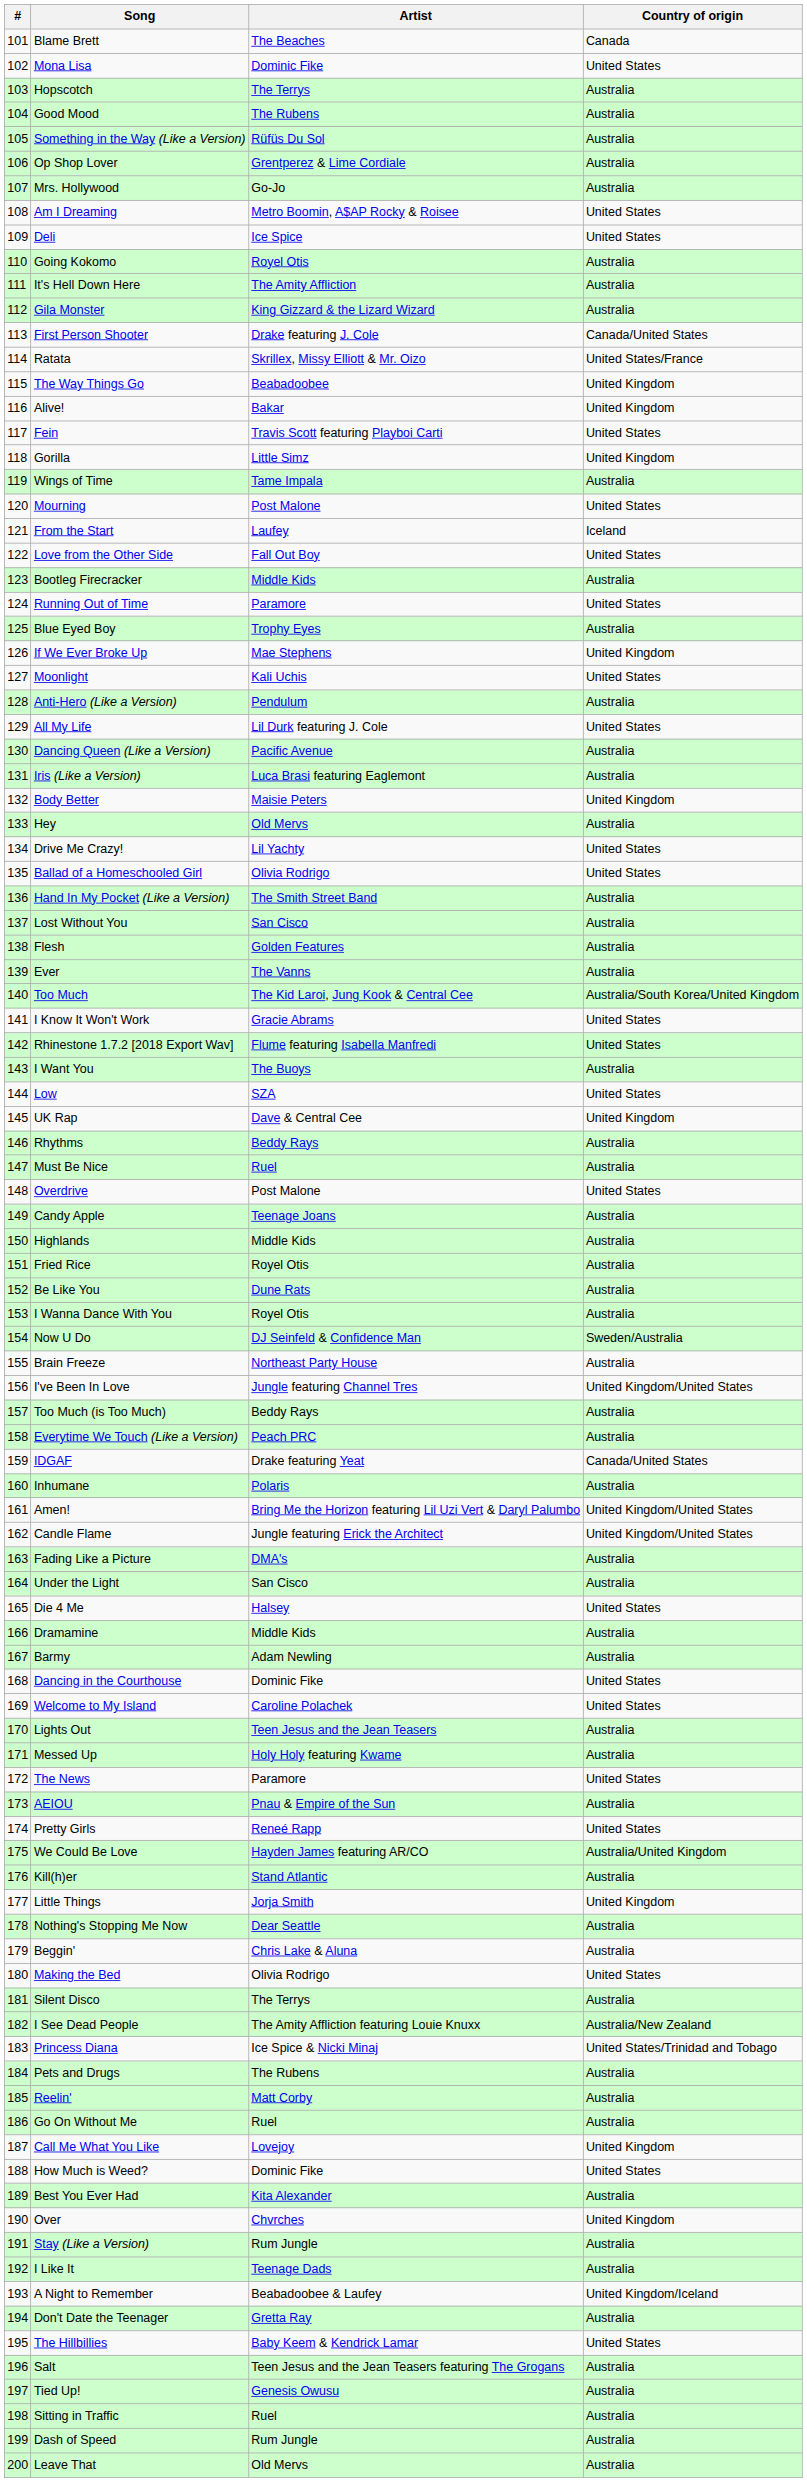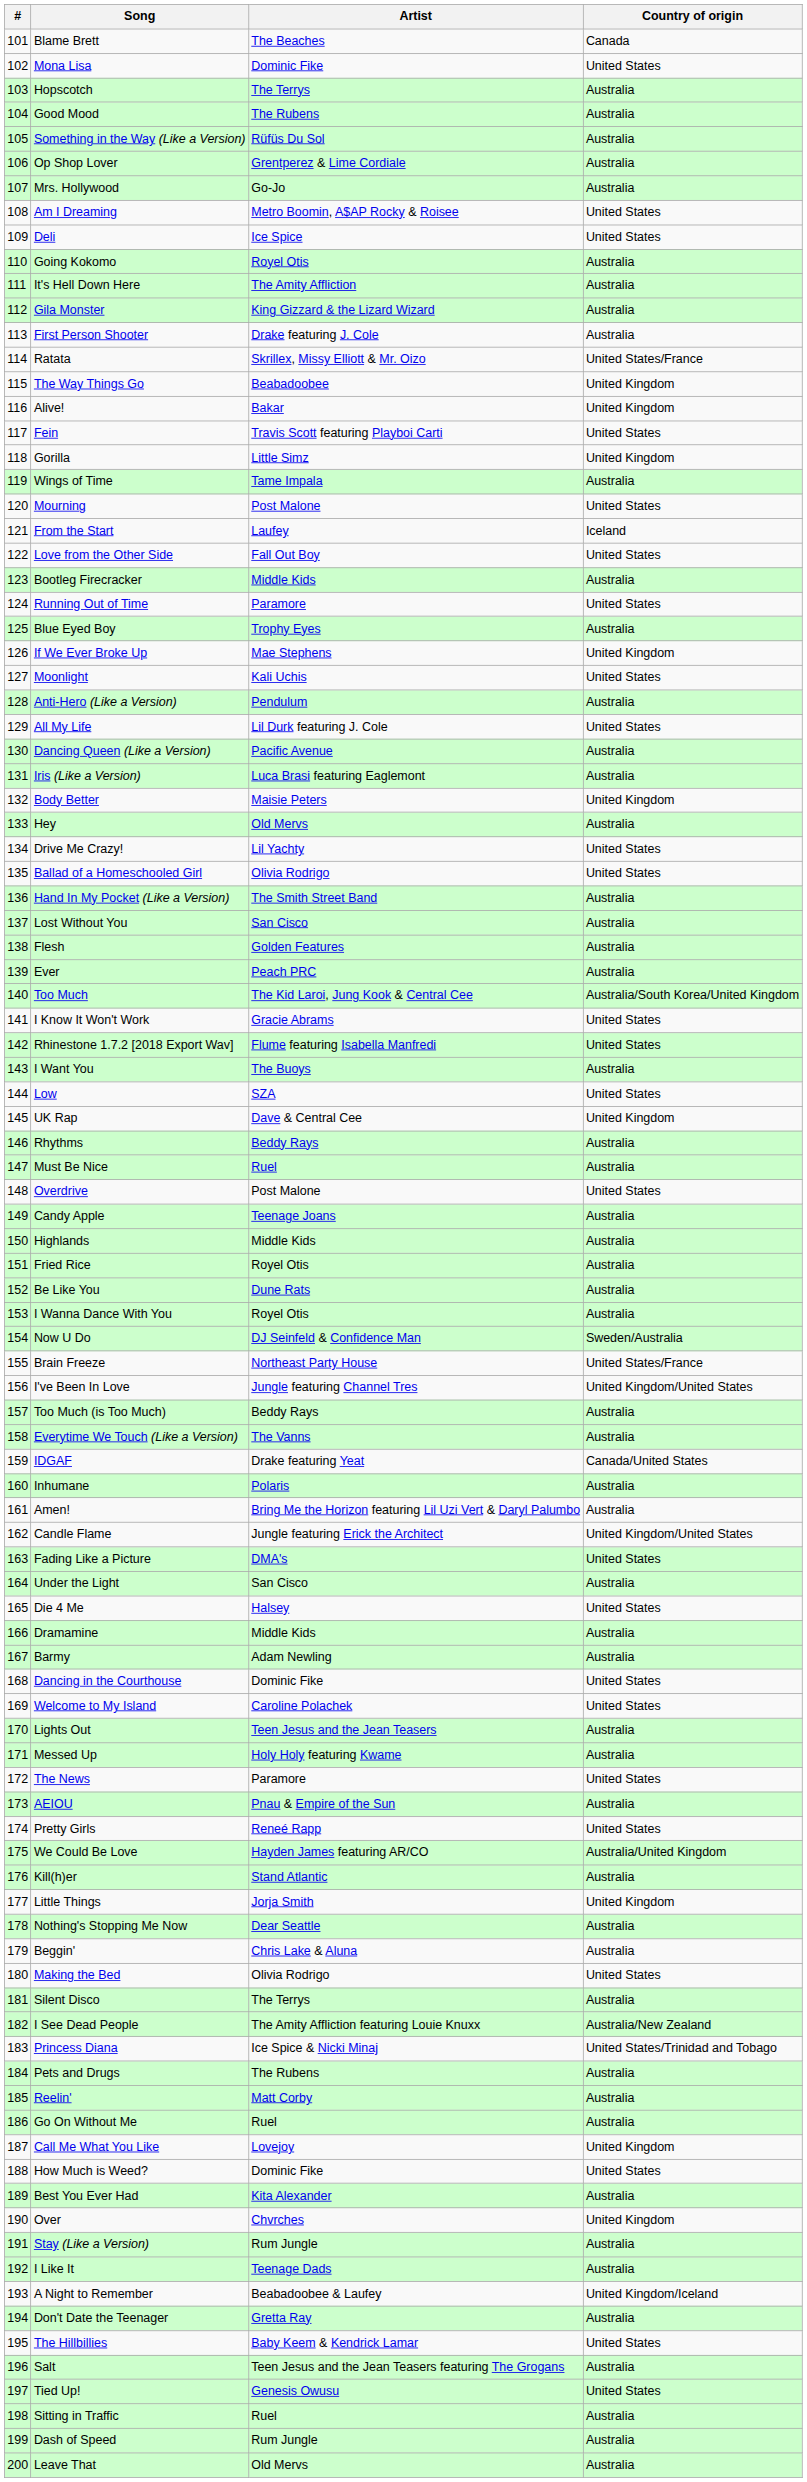(647, 334) Canada/United States -> (610, 334) Australia
(281, 971) The Vanns -> (284, 971) Peach PRC
(610, 1363) Australia -> (644, 1363) United States/France
(284, 1436) Peach PRC -> (281, 1436) The Vanns
(669, 1510) United Kingdom/United States -> (610, 1510) Australia
(610, 1559) Australia -> (623, 1559) United States
(610, 2391) Australia -> (623, 2391) United States
